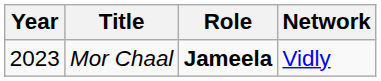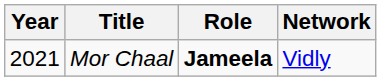(35, 57) 2023 -> (35, 57) 2021
